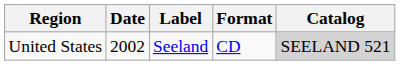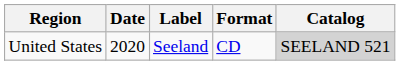(128, 45) 2002 -> (128, 45) 2020
